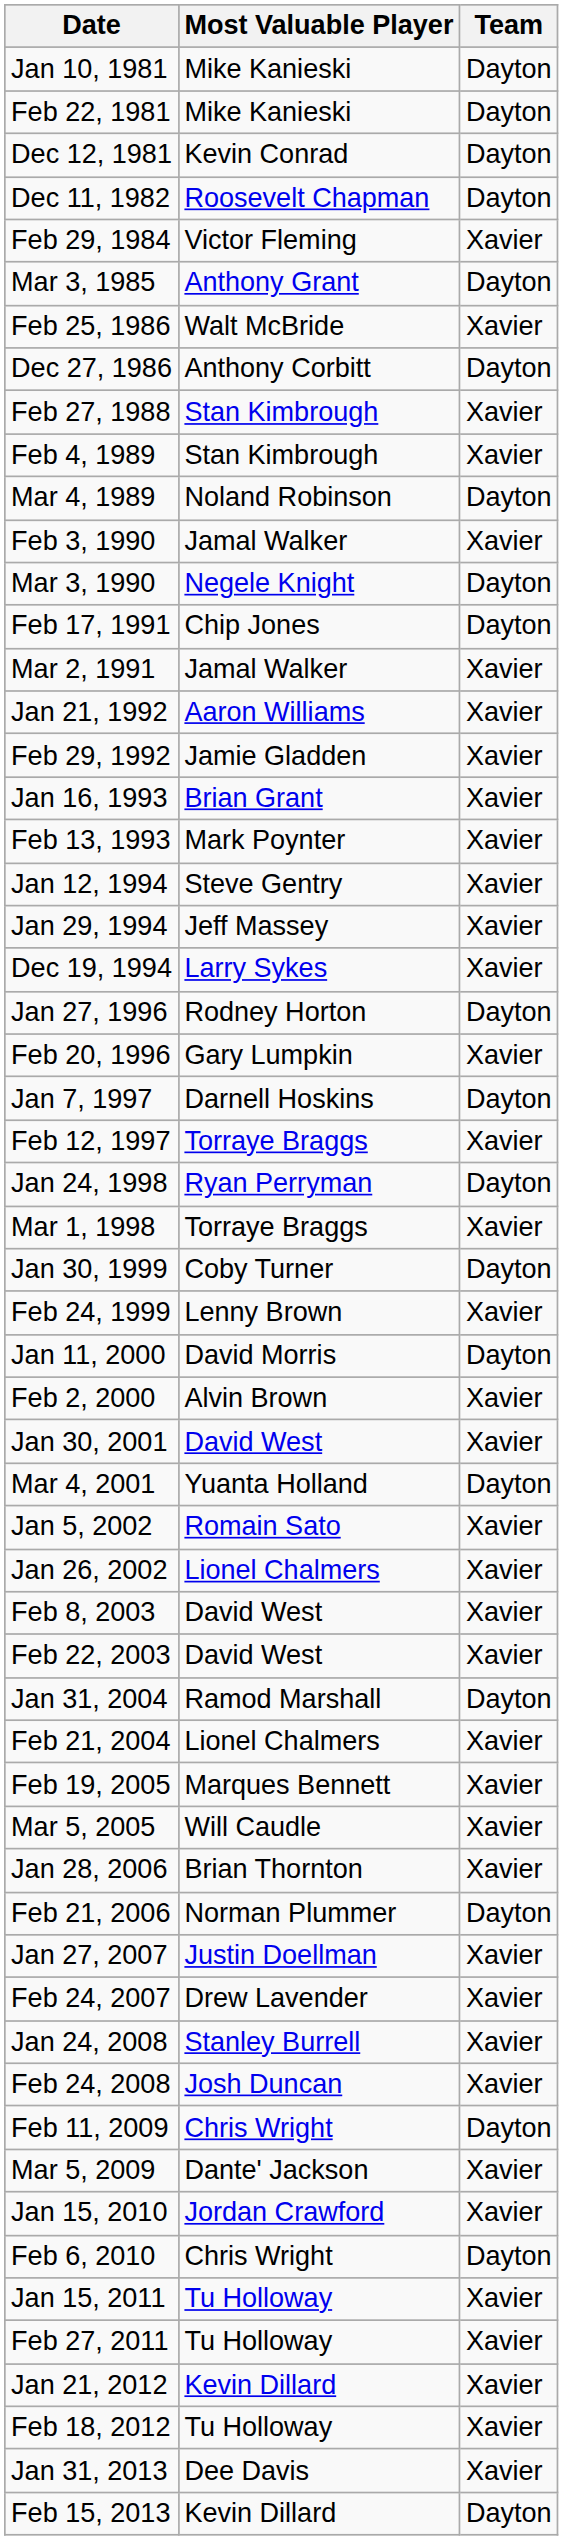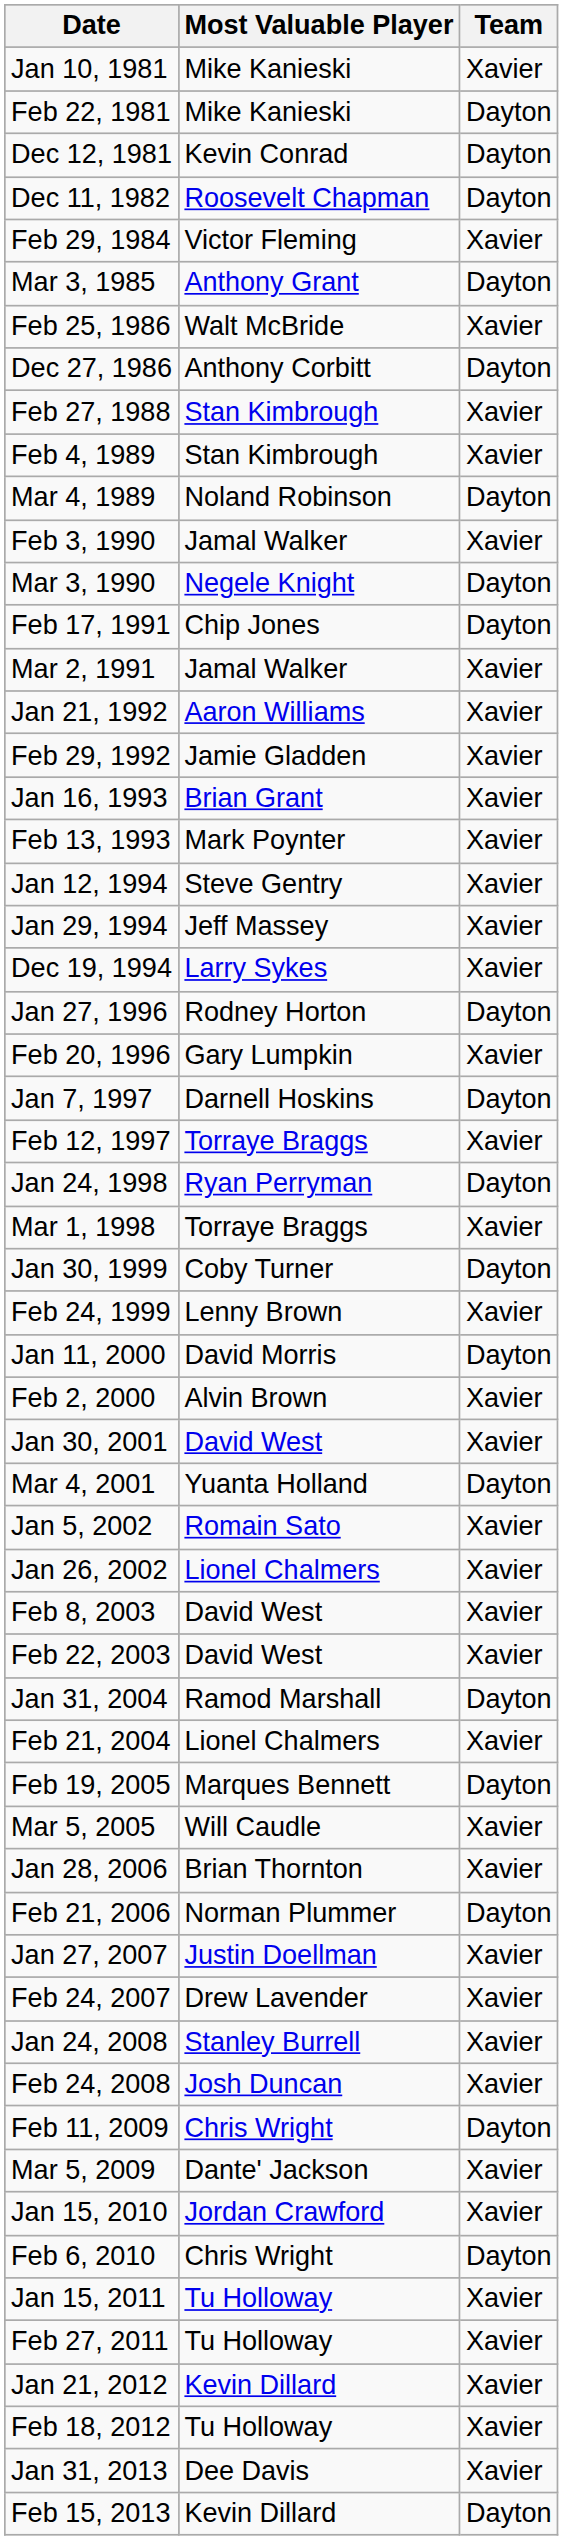(509, 68) Dayton -> (504, 68) Xavier
(504, 1784) Xavier -> (509, 1784) Dayton
